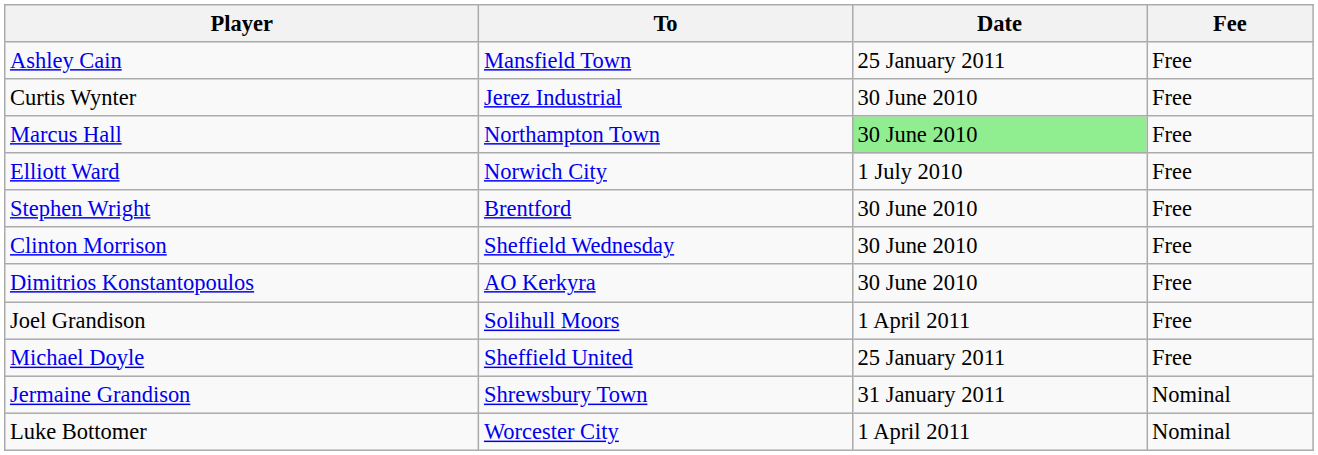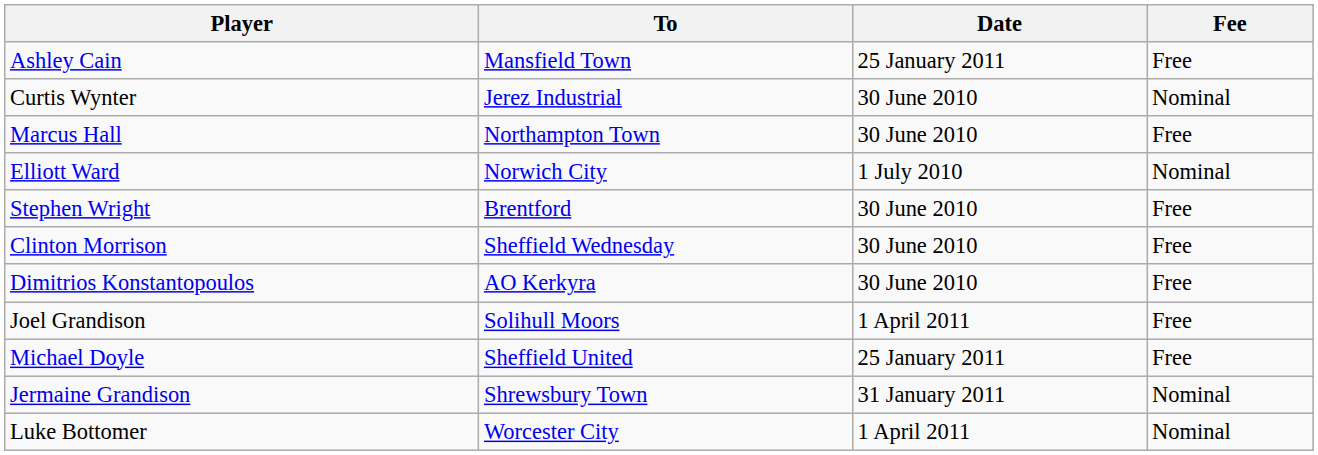(1172, 97) Free -> (1191, 97) Nominal
(917, 134) lightgreen background -> (917, 134) no background
(1172, 171) Free -> (1191, 171) Nominal
